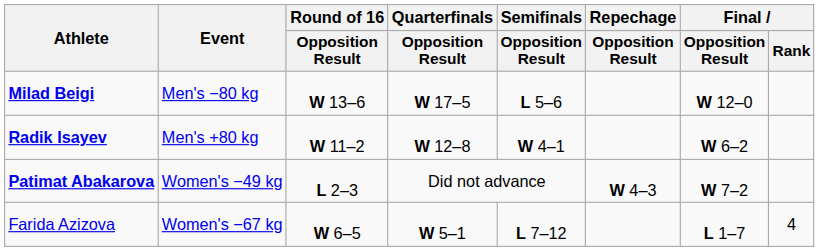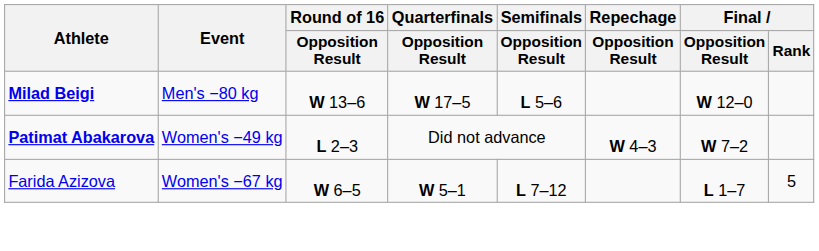- row: (58, 138)
(791, 225) 4 -> (791, 181) 5
